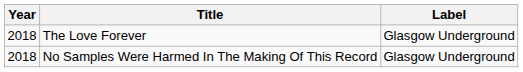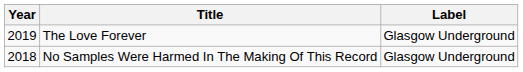(22, 35) 2018 -> (22, 35) 2019
